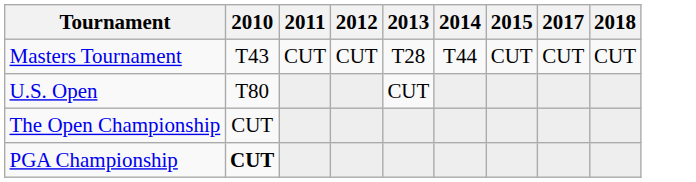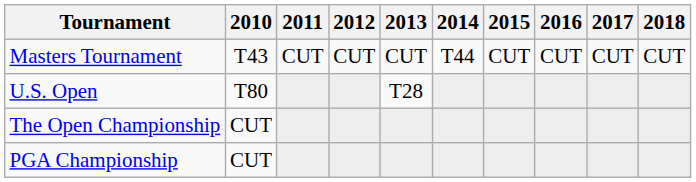+ column: (561, 21)
(408, 56) T28 -> (406, 56) CUT
(408, 91) CUT -> (406, 91) T28
(252, 160) bold -> (251, 160) normal
